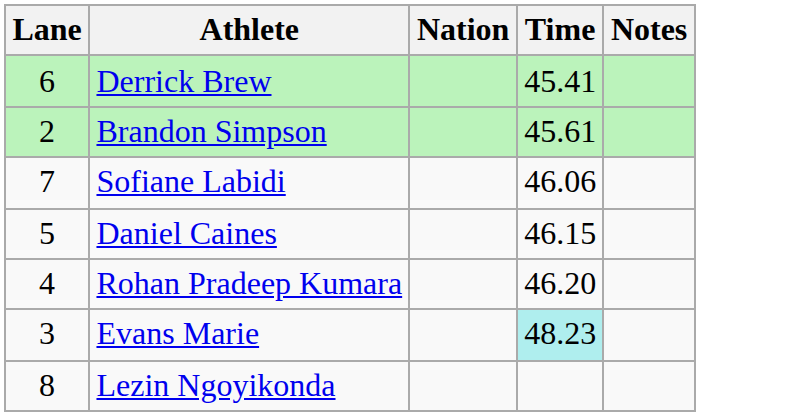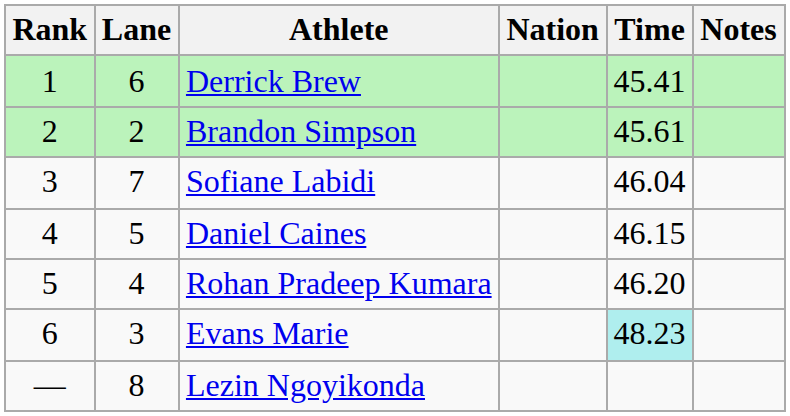+ column: (50, 29)
(560, 182) 46.06 -> (650, 182) 46.04
